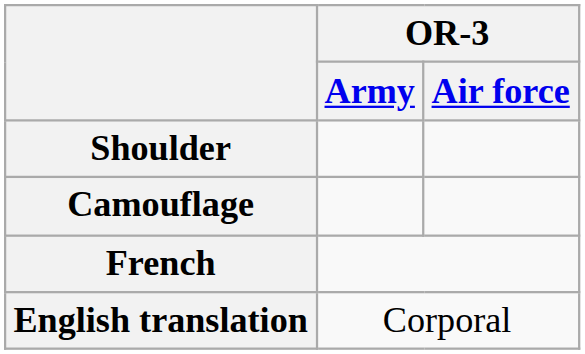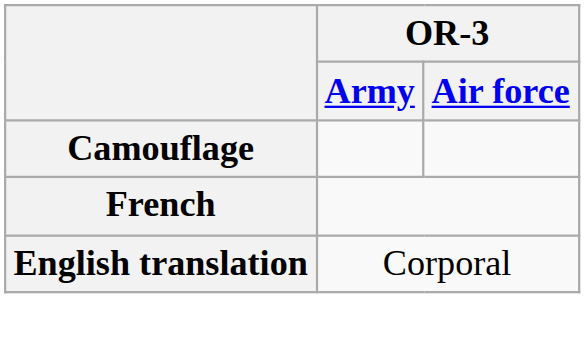- row: (161, 147)
